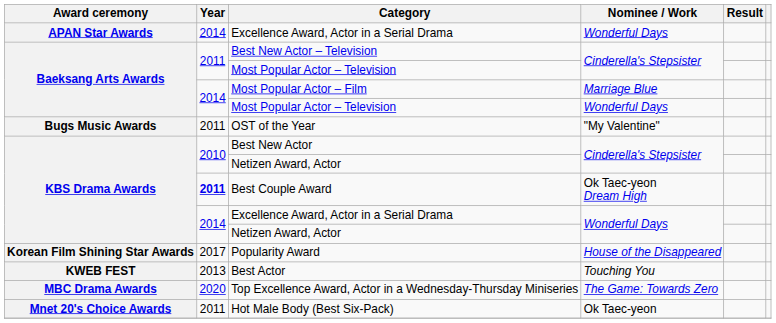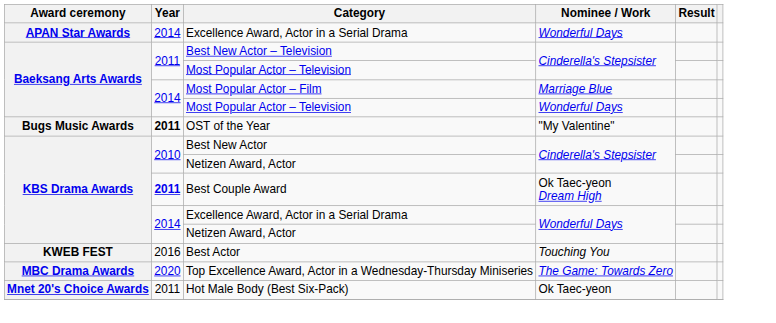(213, 126) normal -> (167, 126) bold
- row: (276, 252)
(213, 271) 2013 -> (167, 252) 2016
